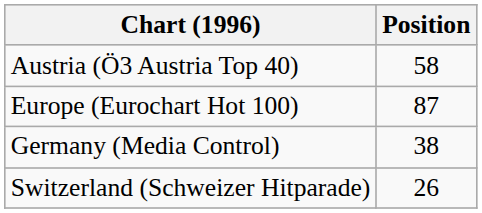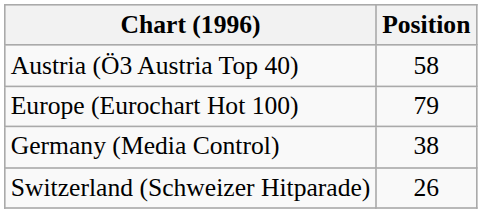(426, 106) 87 -> (426, 106) 79
